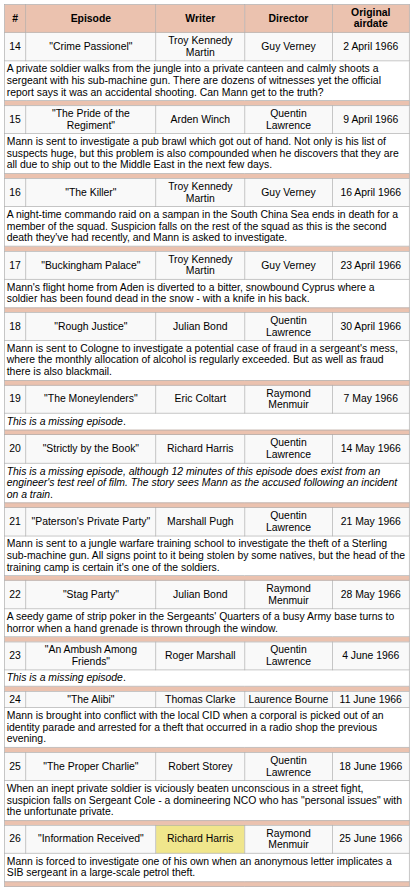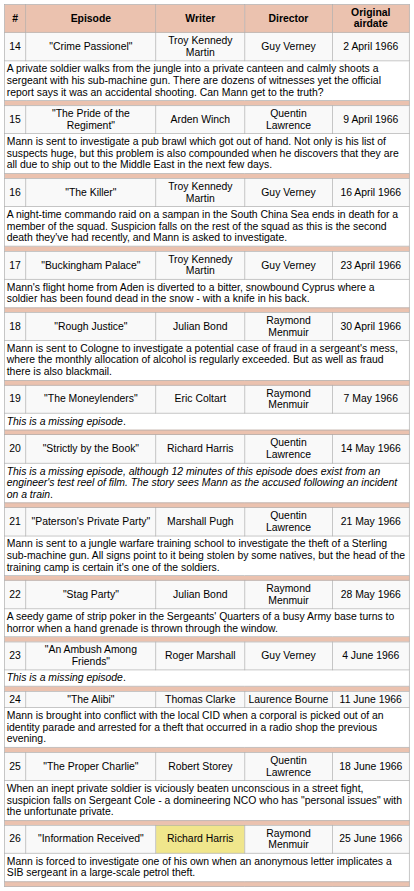(288, 326) Quentin Lawrence -> (288, 326) Raymond Menmuir
(288, 655) Quentin Lawrence -> (288, 655) Guy Verney
